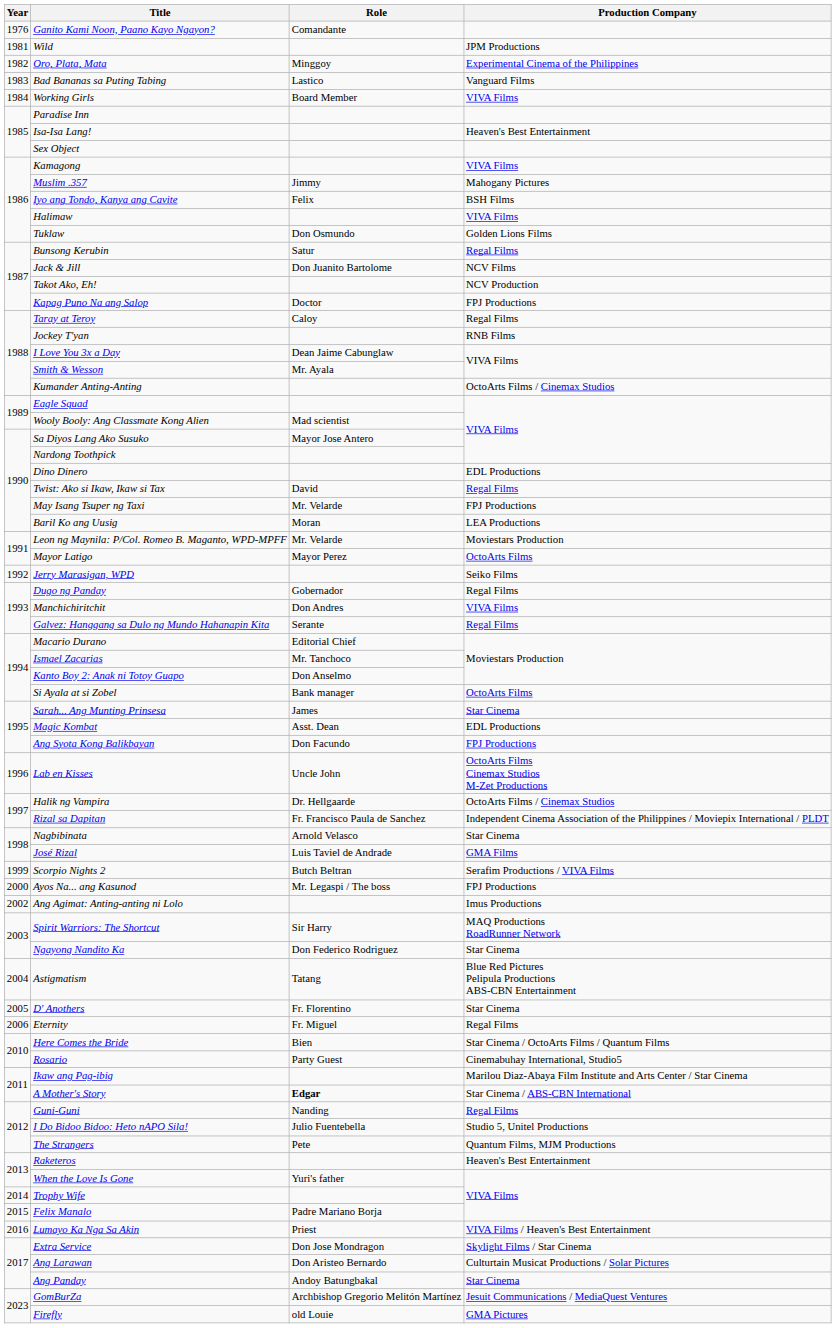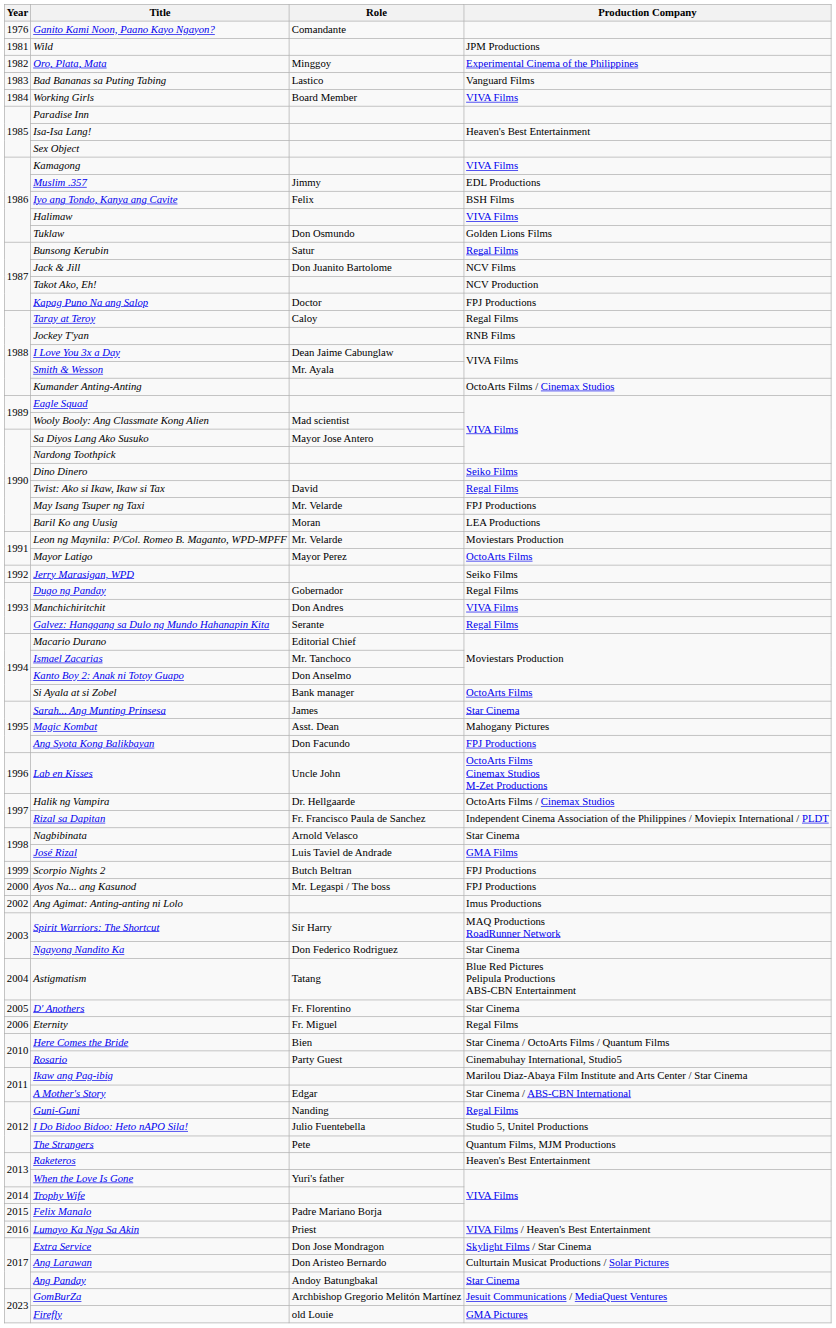(508, 183) Mahogany Pictures -> (503, 183) EDL Productions
(503, 472) EDL Productions -> (492, 472) Seiko Films
(503, 727) EDL Productions -> (508, 727) Mahogany Pictures
(540, 870) Serafim Productions / VIVA Films -> (501, 870) FPJ Productions
(306, 1093) bold -> (305, 1093) normal
